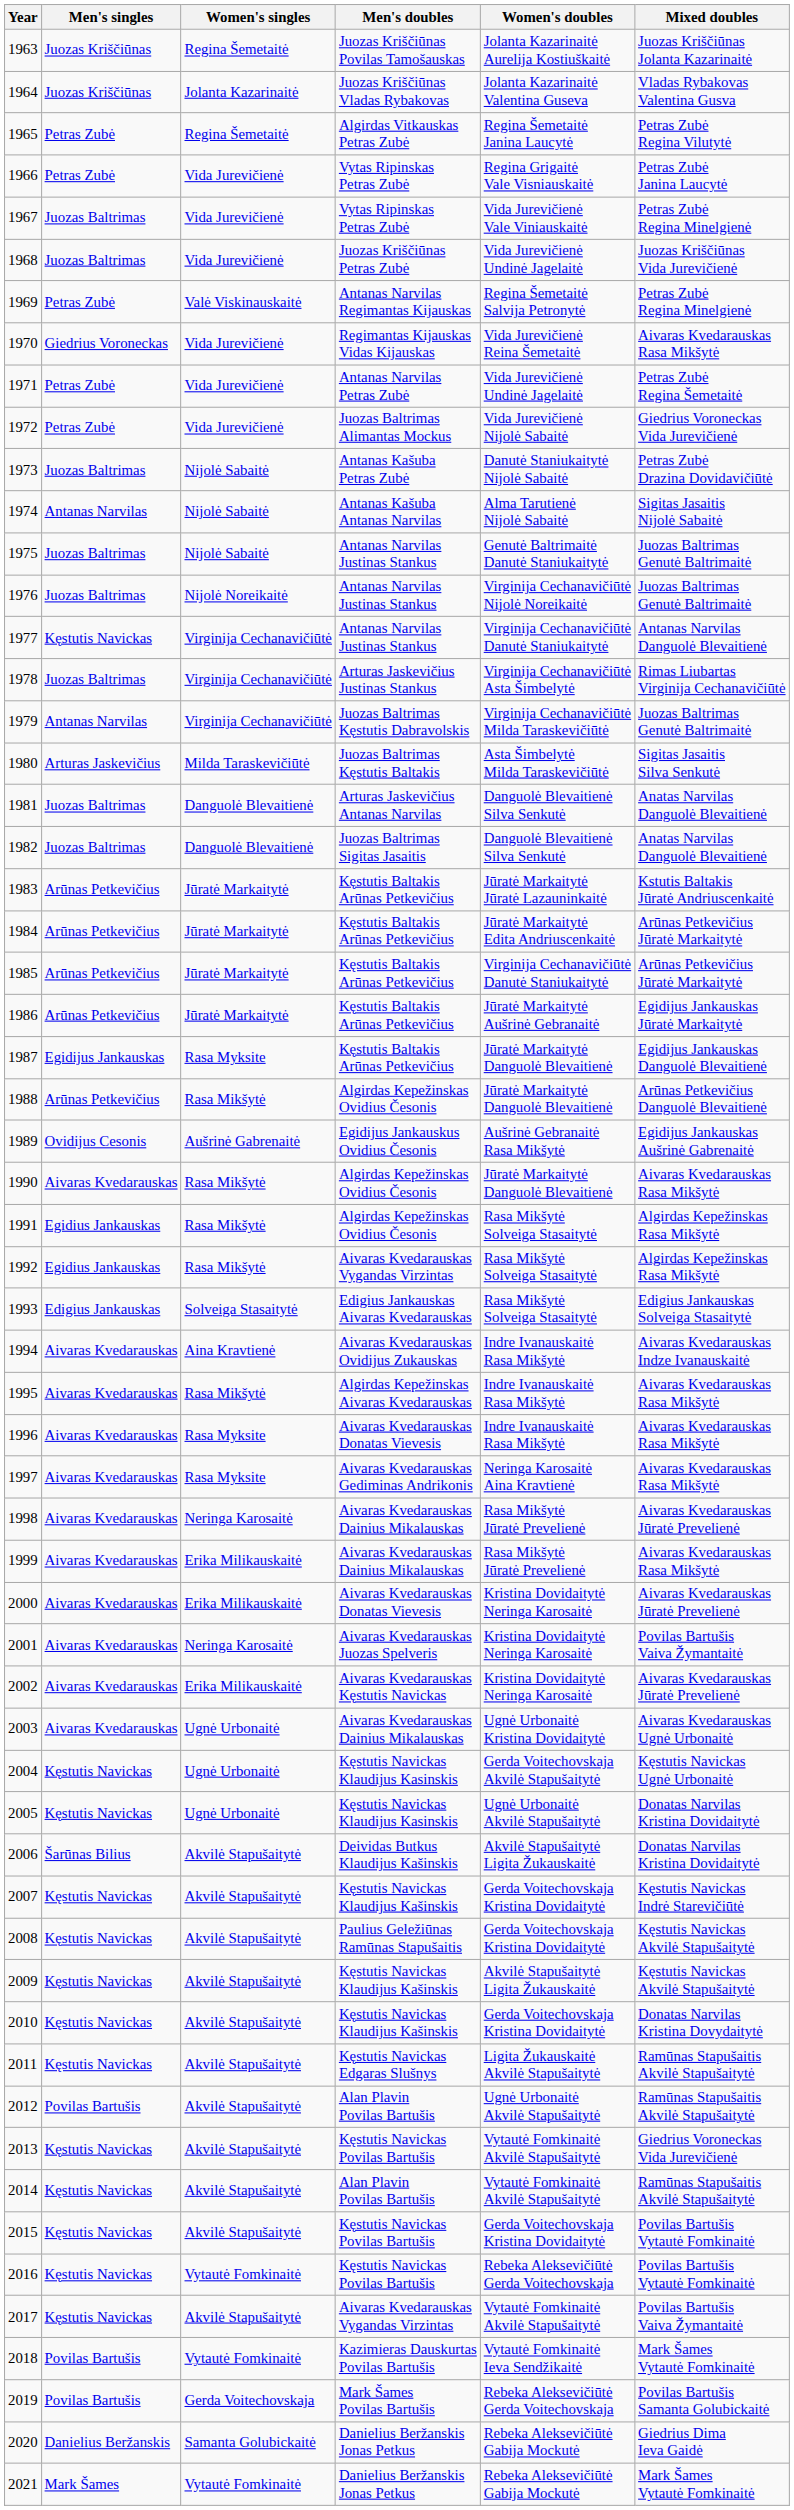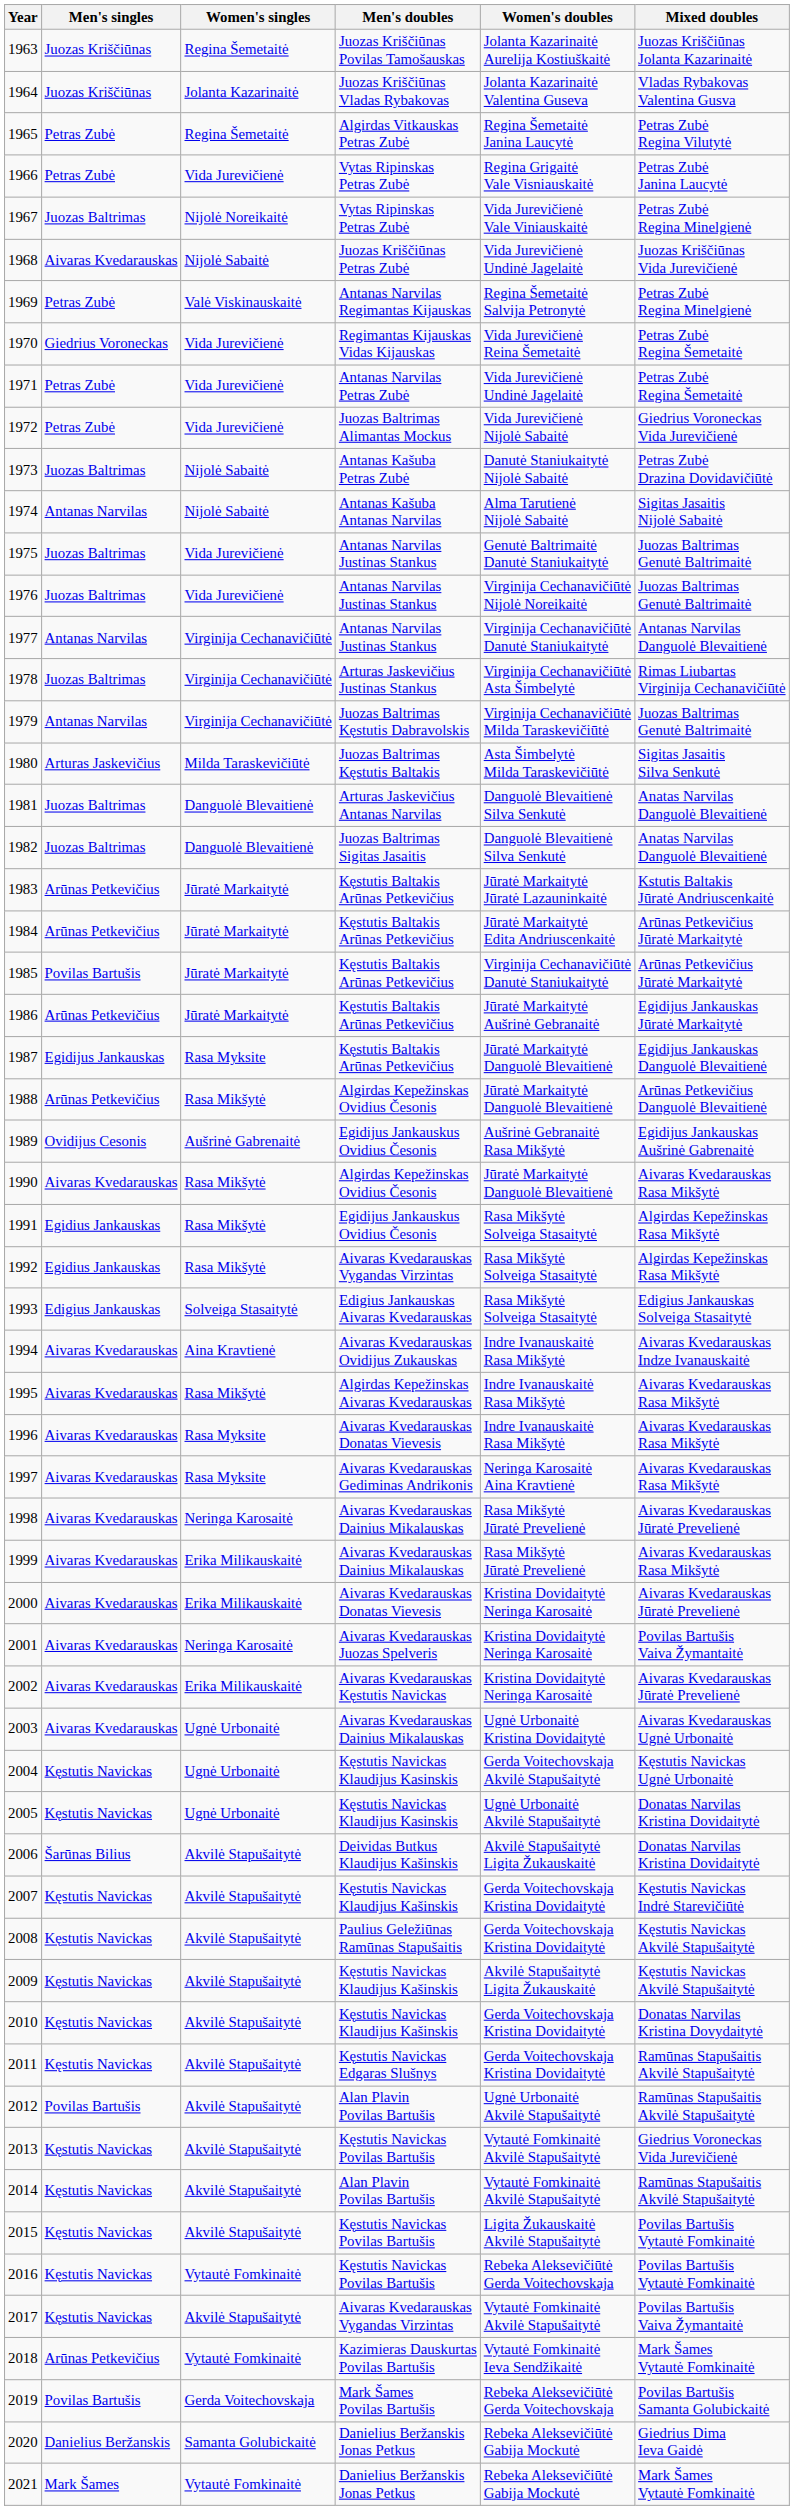(234, 218) Vida Jurevičienė -> (236, 218) Nijolė Noreikaitė
(95, 260) Juozas Baltrimas -> (111, 260) Aivaras Kvedarauskas
(234, 260) Vida Jurevičienė -> (227, 260) Nijolė Sabaitė
(705, 344) Aivaras Kvedarauskas Rasa Mikšytė -> (690, 344) Petras Zubė Regina Šemetaitė
(227, 554) Nijolė Sabaitė -> (234, 554) Vida Jurevičienė
(236, 595) Nijolė Noreikaitė -> (234, 595) Vida Jurevičienė
(98, 637) Kęstutis Navickas -> (96, 637) Antanas Narvilas
(102, 973) Arūnas Petkevičius -> (93, 973) Povilas Bartušis
(404, 1225) Algirdas Kepežinskas Ovidius Česonis -> (399, 1225) Egidijus Jankauskus Ovidius Česonis
(542, 2065) Ligita Žukauskaitė Akvilė Stapušaitytė -> (549, 2065) Gerda Voitechovskaja Kristina Dovidaitytė
(549, 2232) Gerda Voitechovskaja Kristina Dovidaitytė -> (542, 2232) Ligita Žukauskaitė Akvilė Stapušaitytė
(93, 2358) Povilas Bartušis -> (102, 2358) Arūnas Petkevičius
